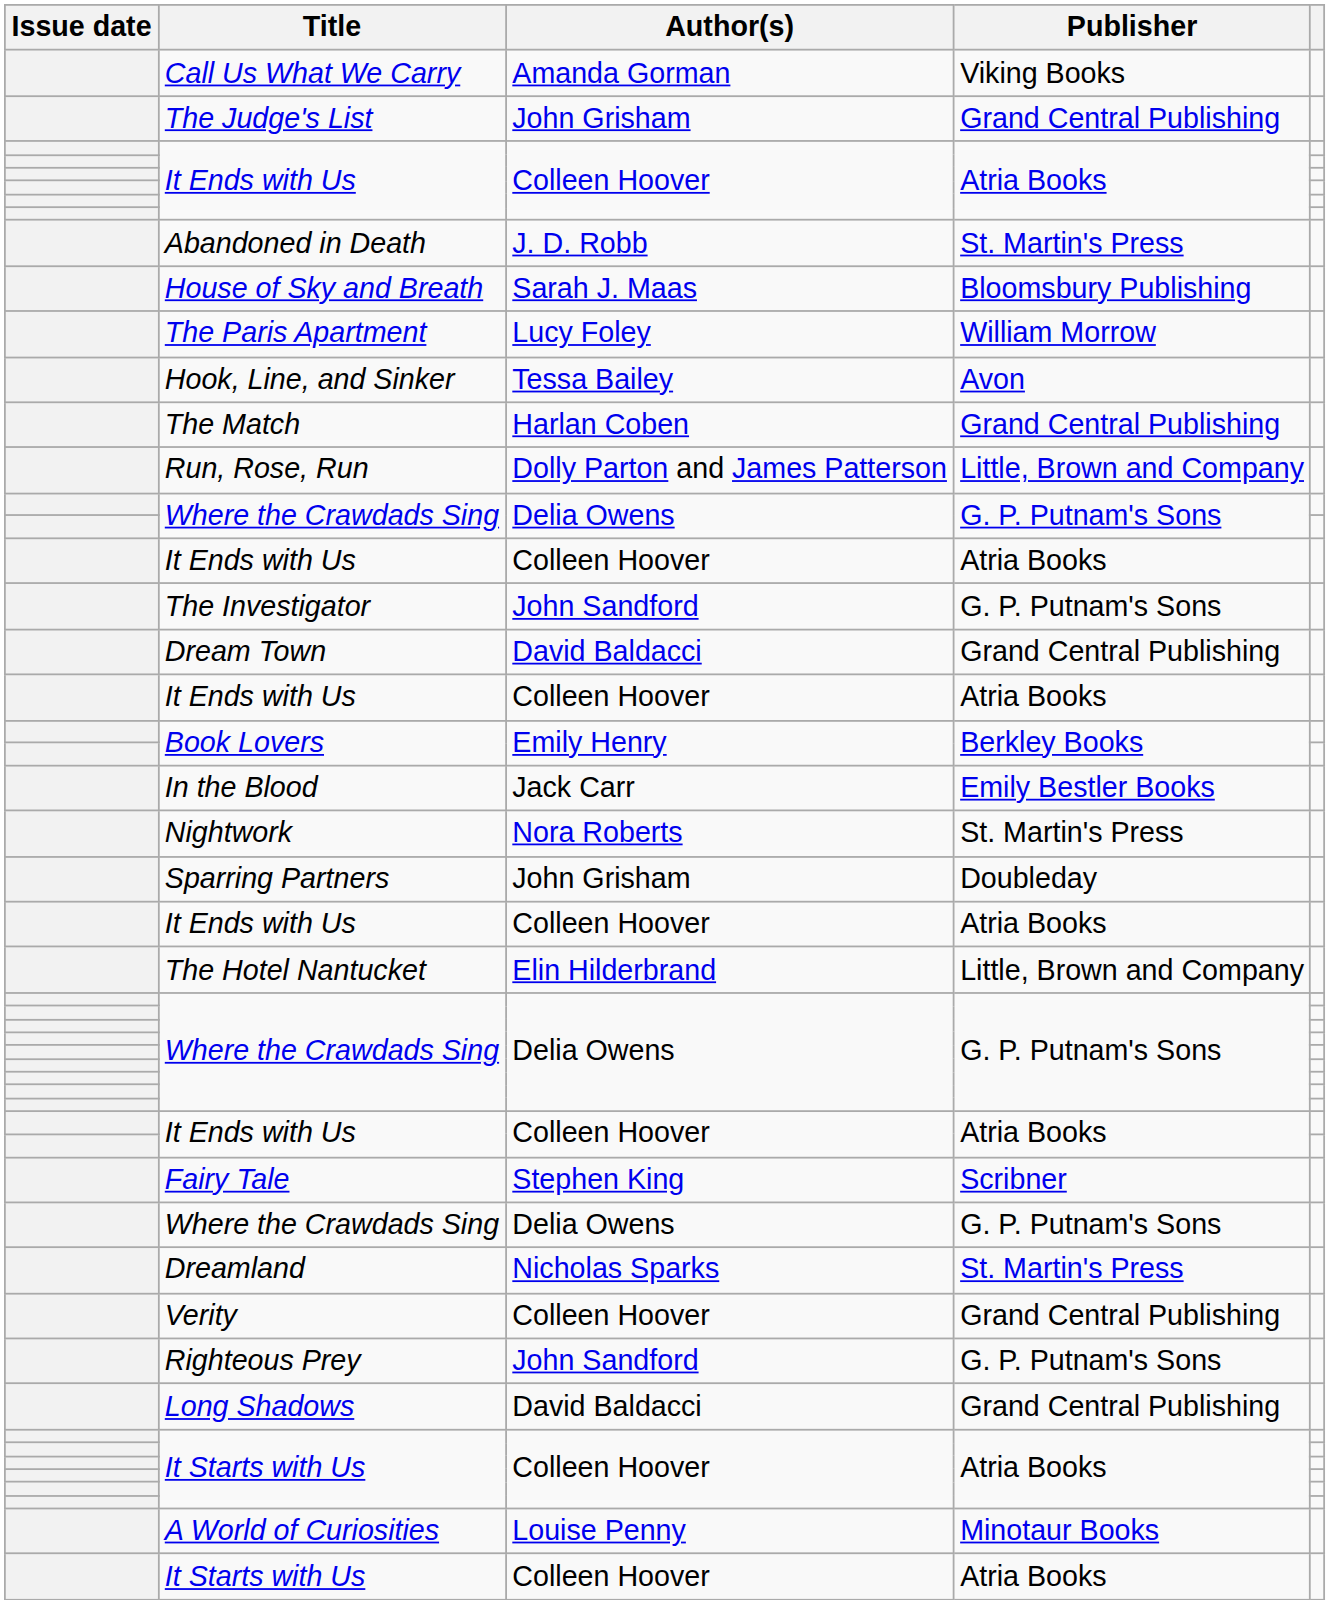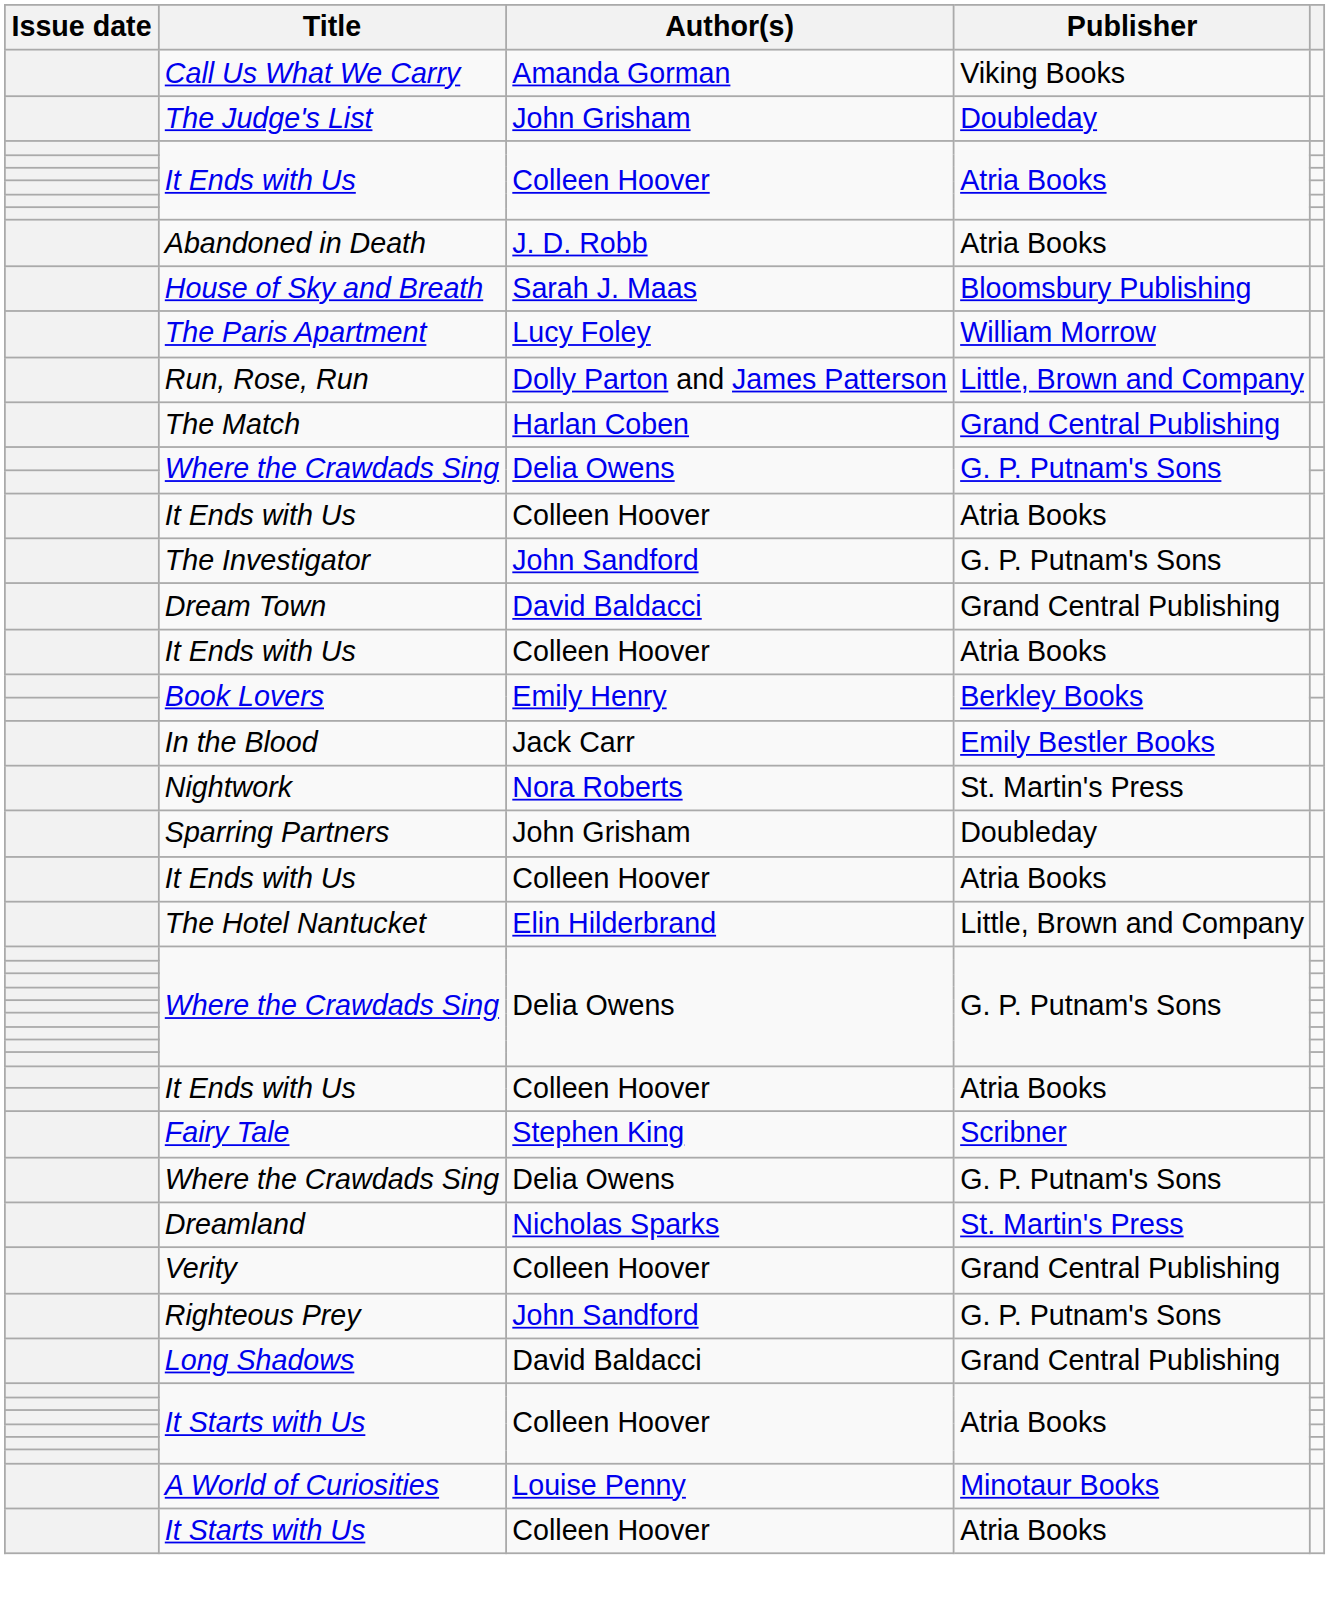(1120, 118) Grand Central Publishing -> (1029, 118) Doubleday
(1072, 242) St. Martin's Press -> (1033, 242) Atria Books
- row: (310, 378)
rows swapped: (267, 469) <-> (232, 424)
